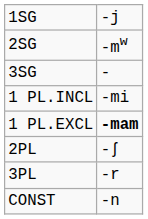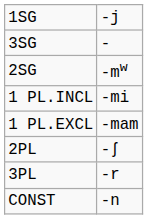rows swapped: (23, 45) <-> (23, 73)
(120, 124) bold -> (120, 124) normal
